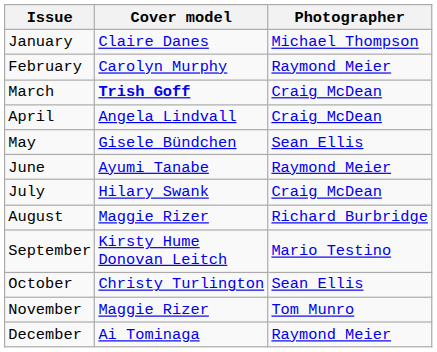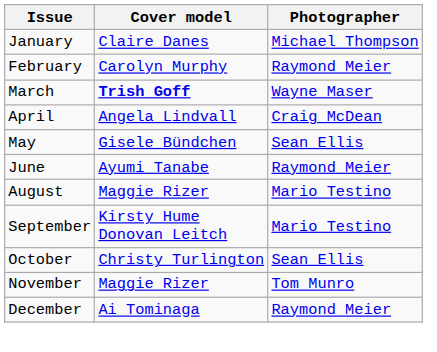(327, 92) Craig McDean -> (322, 92) Wayne Maser
- row: (27, 192)
(350, 217) Richard Burbridge -> (331, 192) Mario Testino
